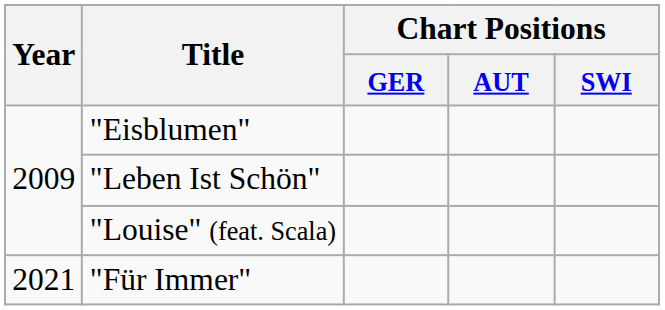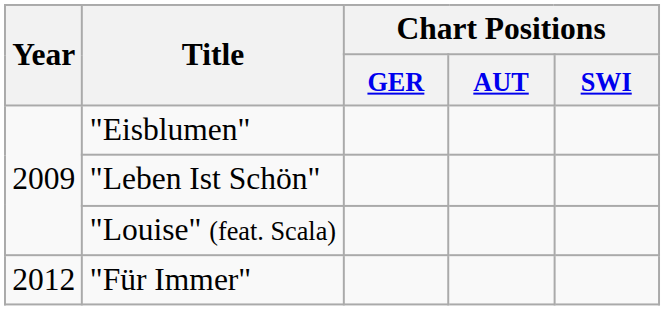(44, 279) 2021 -> (44, 279) 2012
